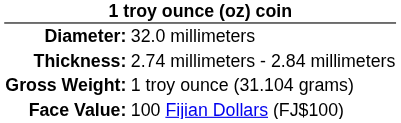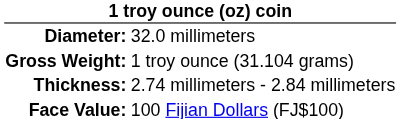rows swapped: (80, 61) <-> (66, 85)
